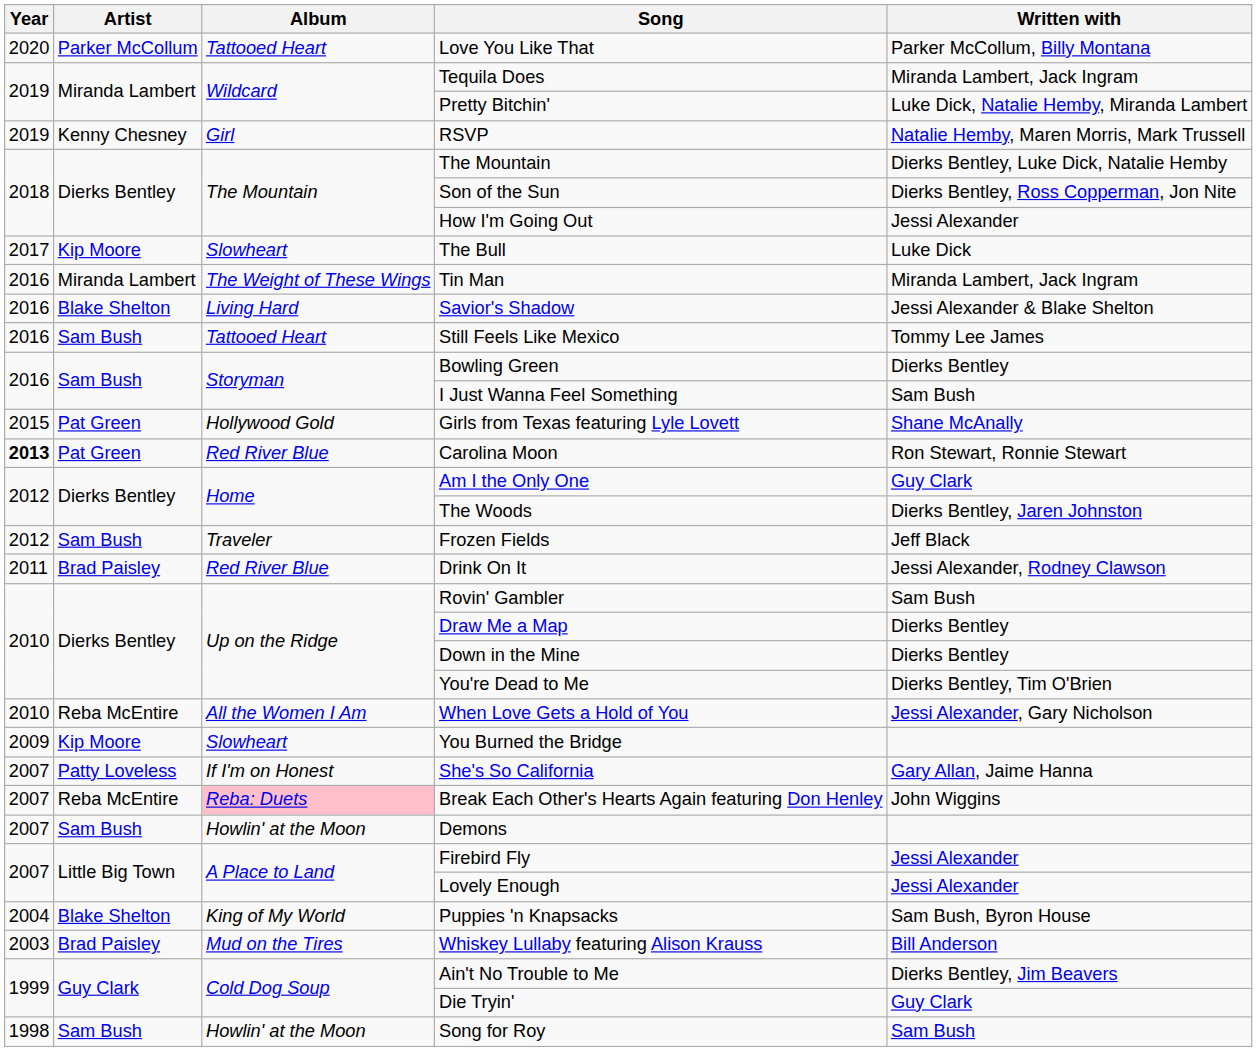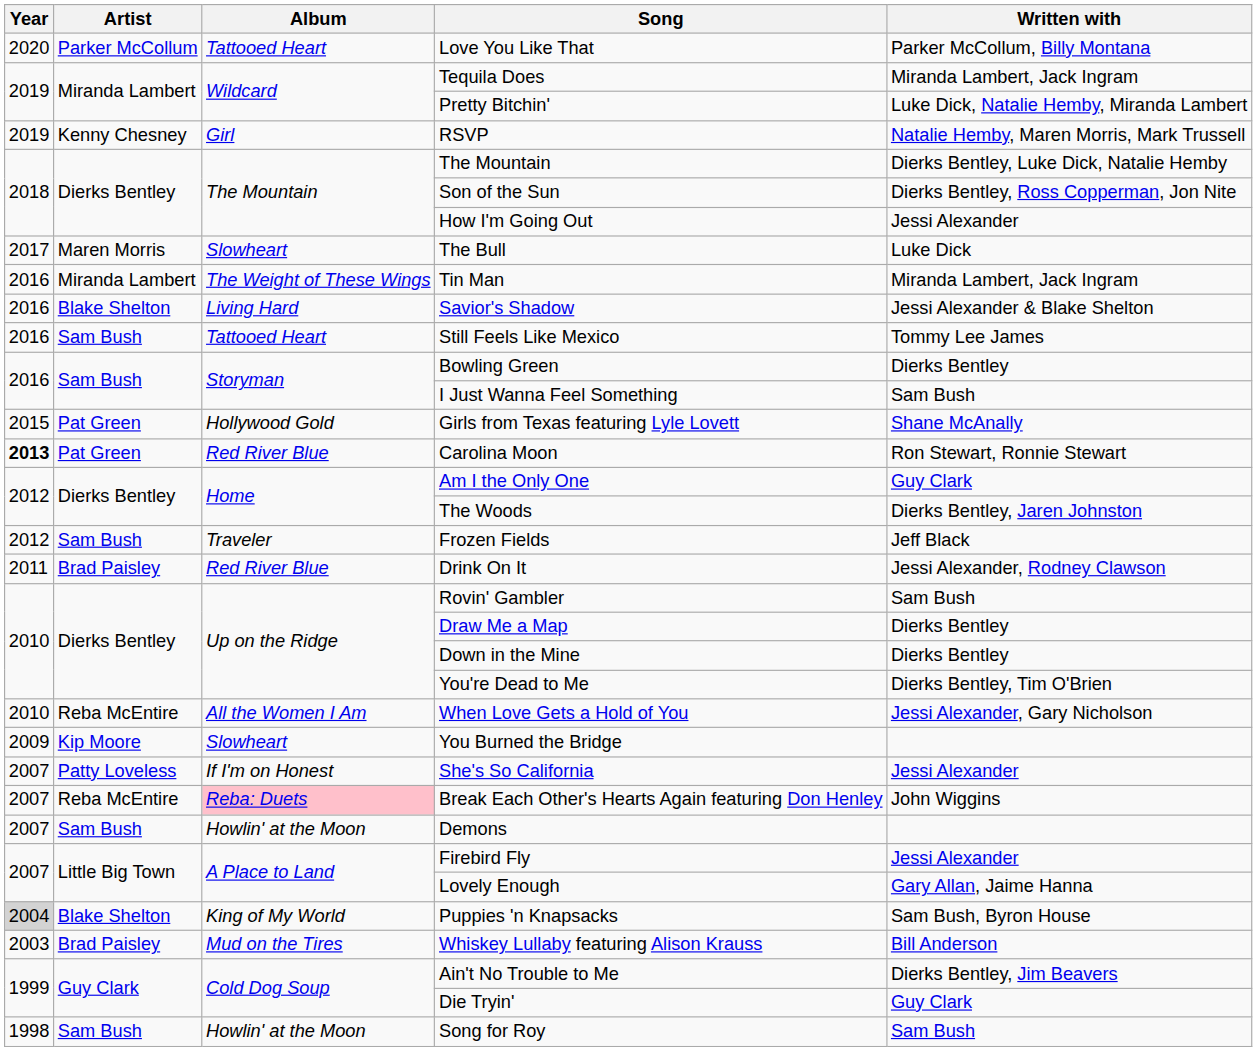(99, 250) Kip Moore -> (111, 250) Maren Morris
(992, 771) Gary Allan, Jaime Hanna -> (955, 771) Jessi Alexander
(955, 886) Jessi Alexander -> (992, 886) Gary Allan, Jaime Hanna
(29, 915) no background -> (29, 915) lightgrey background
